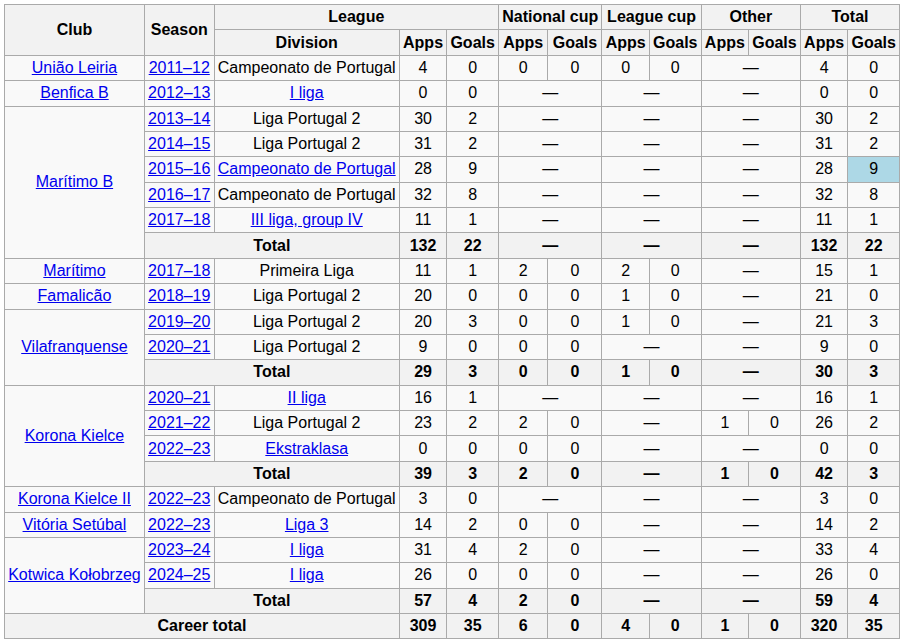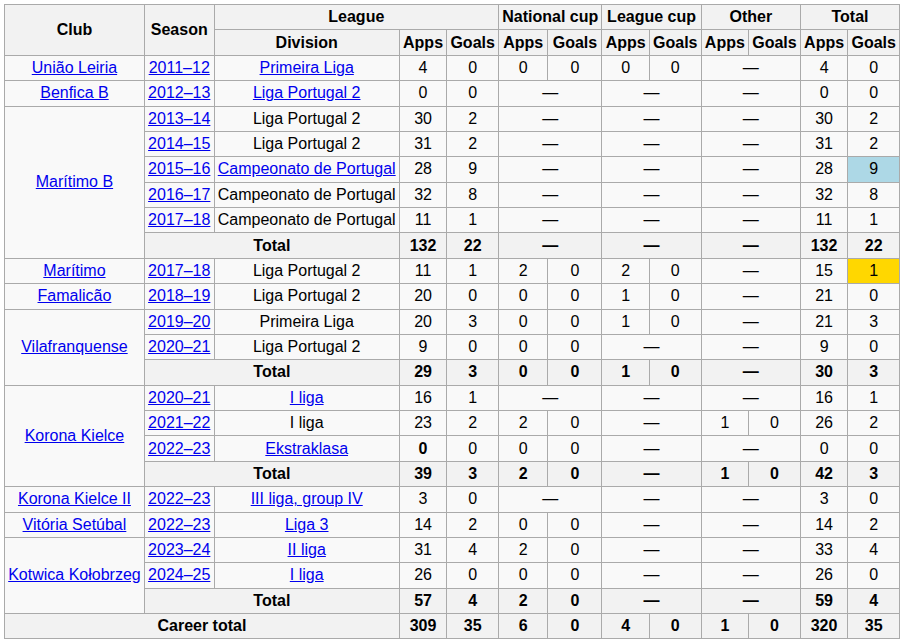(307, 67) Campeonato de Portugal -> (307, 67) Primeira Liga
(307, 93) I liga -> (307, 93) Liga Portugal 2
(307, 220) III liga, group IV -> (307, 220) Campeonato de Portugal
(307, 270) Primeira Liga -> (307, 270) Liga Portugal 2
(874, 270) no background -> (874, 270) gold background
(307, 321) Liga Portugal 2 -> (307, 321) Primeira Liga
(307, 397) II liga -> (307, 397) I liga
(307, 423) Liga Portugal 2 -> (307, 423) I liga
(423, 448) normal -> (423, 448) bold
(307, 499) Campeonato de Portugal -> (307, 499) III liga, group IV
(307, 550) I liga -> (307, 550) II liga
